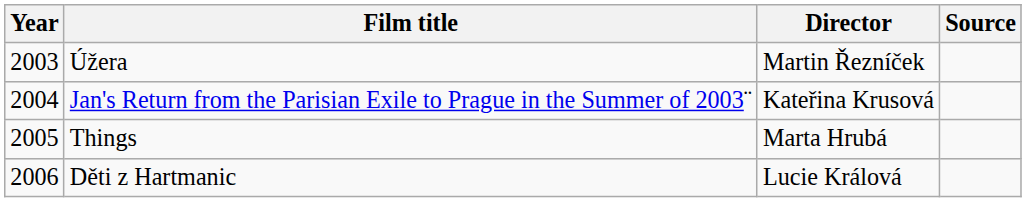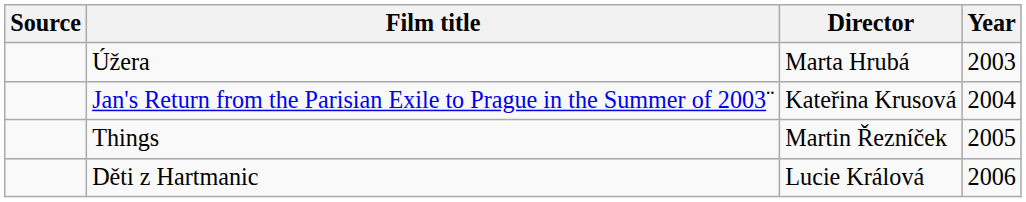columns swapped: (34, 23) <-> (981, 23)
(844, 61) Martin Řezníček -> (847, 61) Marta Hrubá
(825, 138) Marta Hrubá -> (866, 138) Martin Řezníček
